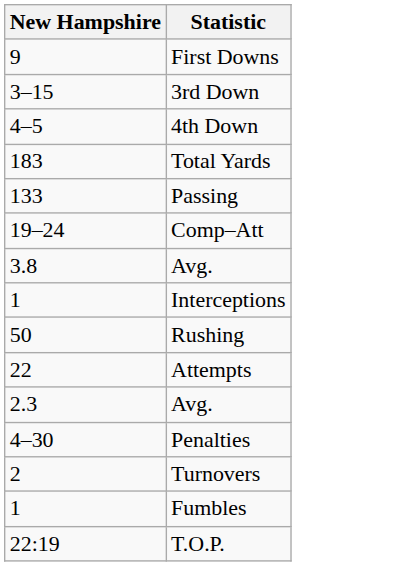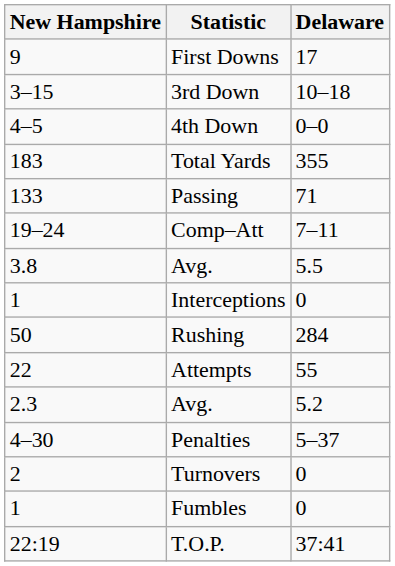+ column: (340, 21)
